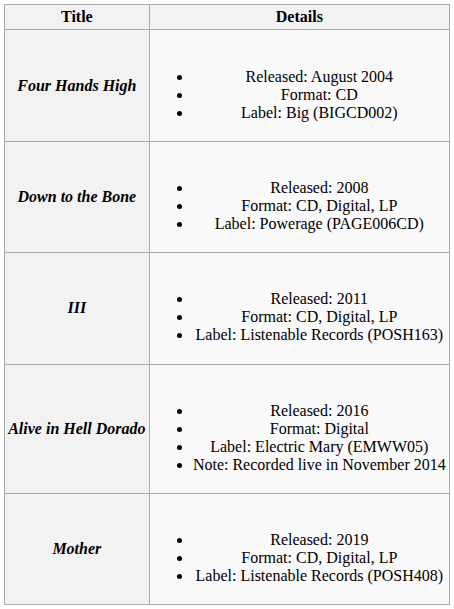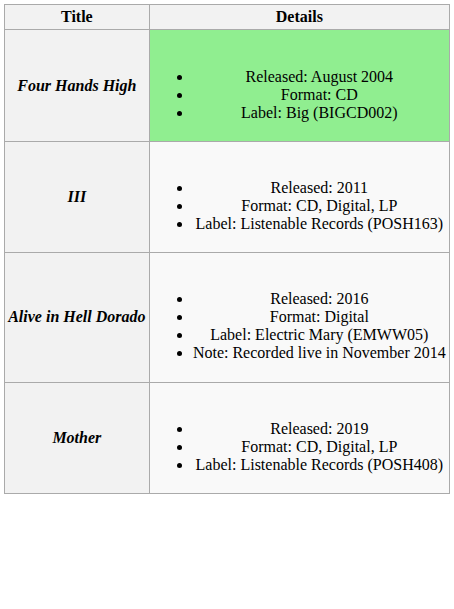(299, 95) no background -> (299, 95) lightgreen background
- row: (77, 196)
